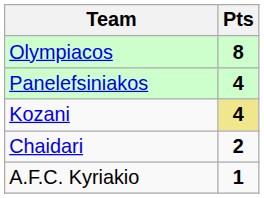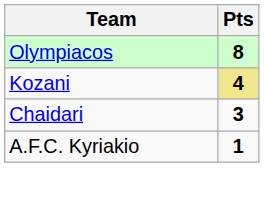- row: (79, 83)
(238, 146) 2 -> (238, 114) 3
